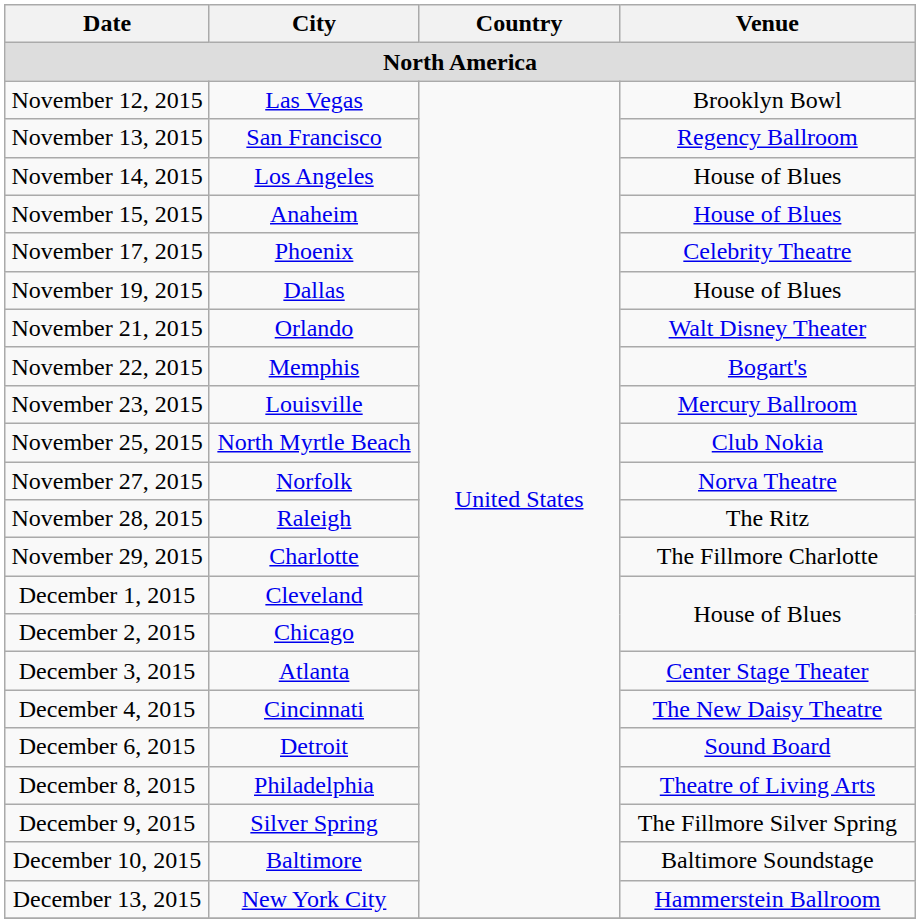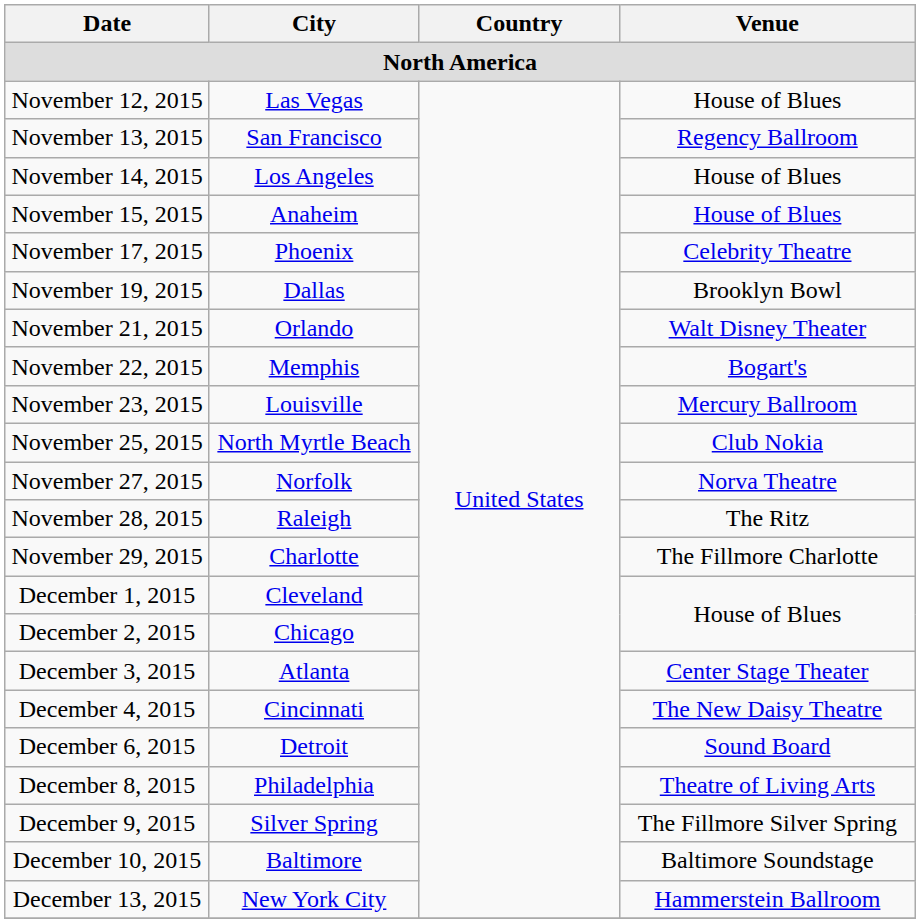(767, 99) Brooklyn Bowl -> (767, 99) House of Blues
(767, 289) House of Blues -> (767, 289) Brooklyn Bowl
